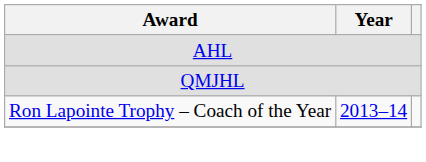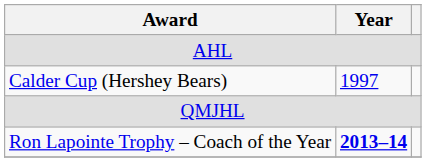+ row: (118, 80)
(374, 111) normal -> (374, 141) bold
